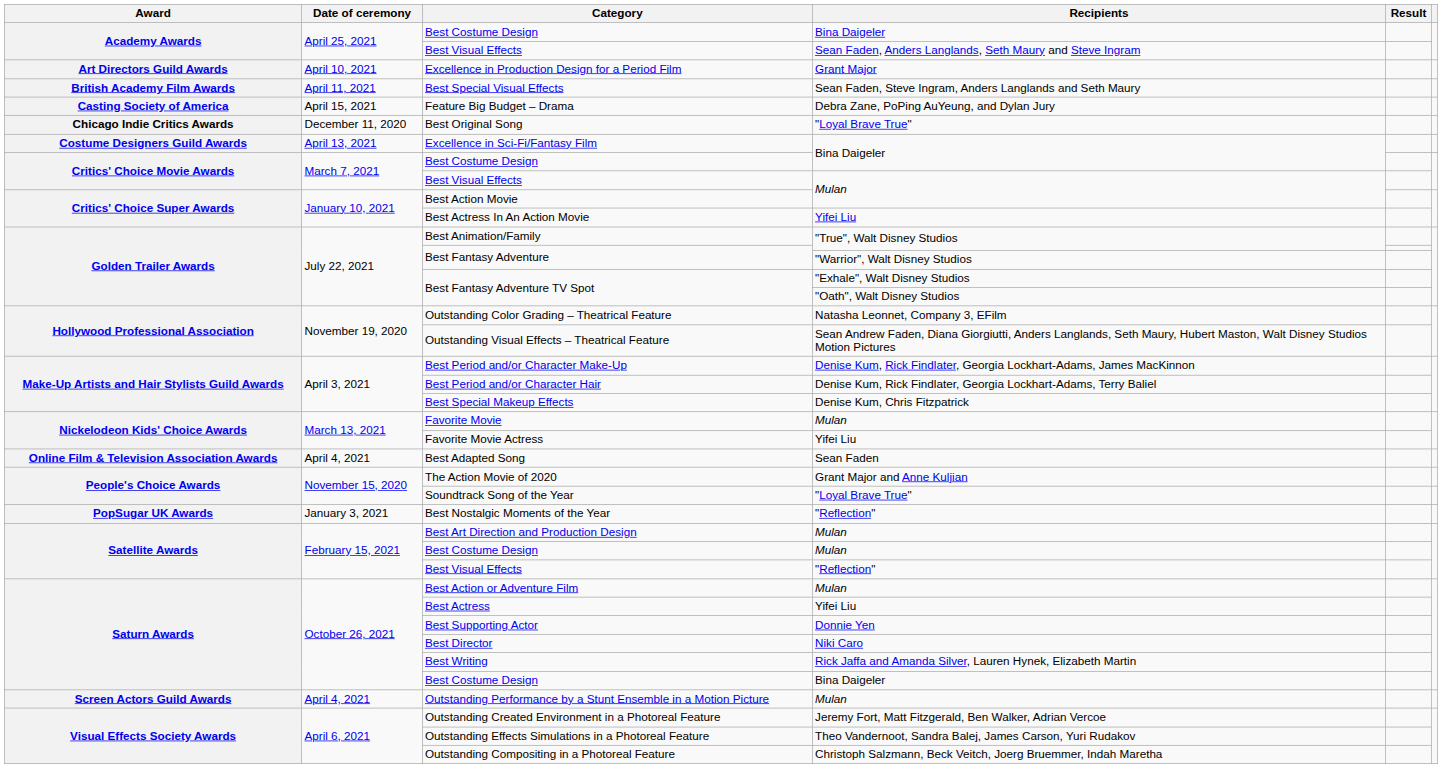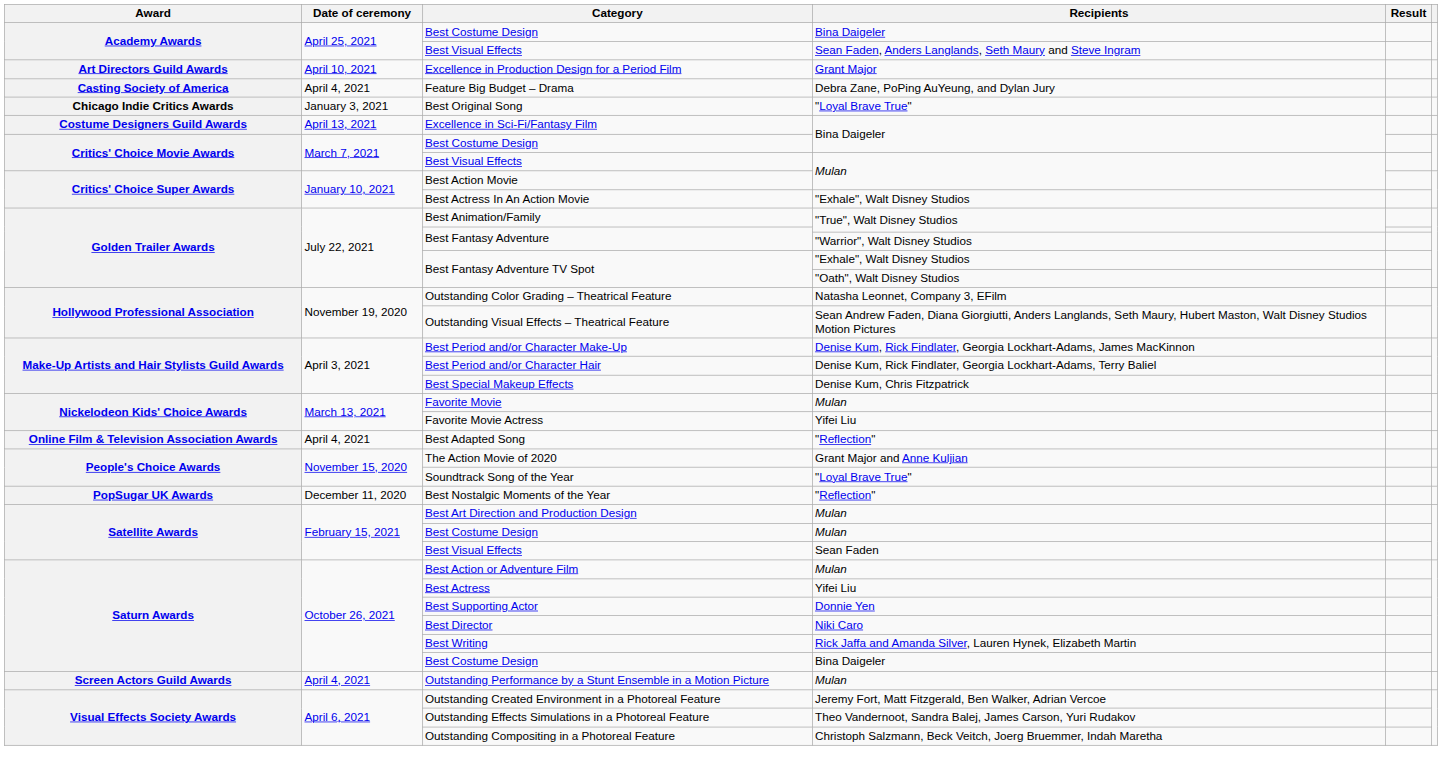- row: (153, 87)
(341, 106) April 15, 2021 -> (337, 87) April 4, 2021
(355, 124) December 11, 2020 -> (346, 106) January 3, 2021
(836, 217) Yifei Liu -> (892, 198) "Exhale", Walt Disney Studios
(847, 458) Sean Faden -> (845, 439) "Reflection"
(346, 513) January 3, 2021 -> (355, 495) December 11, 2020
(845, 569) "Reflection" -> (847, 550) Sean Faden
